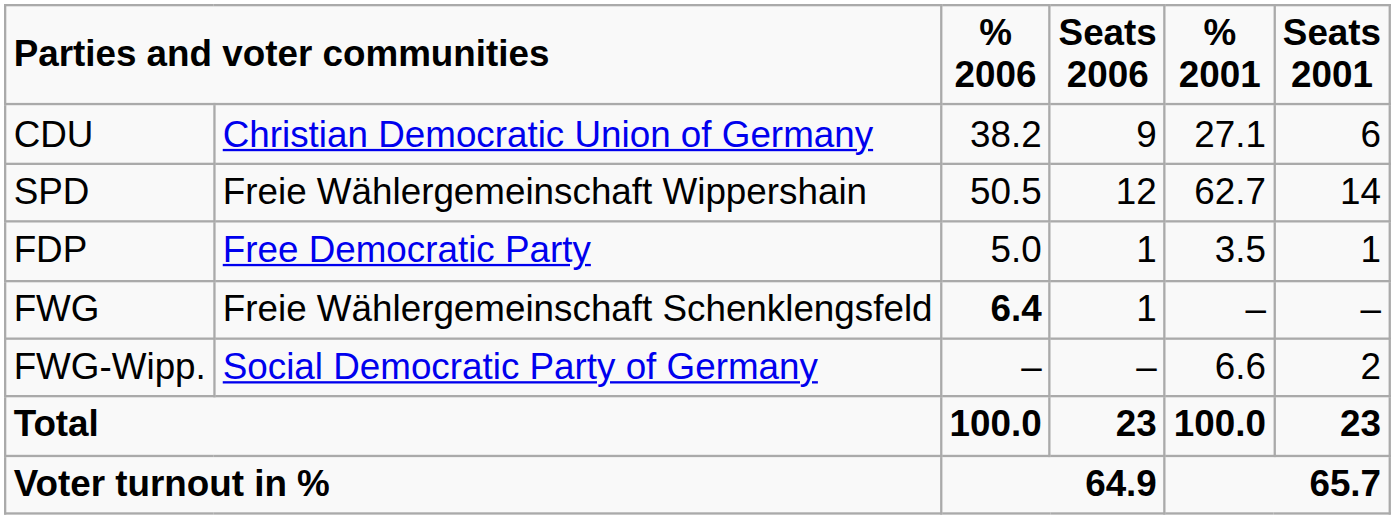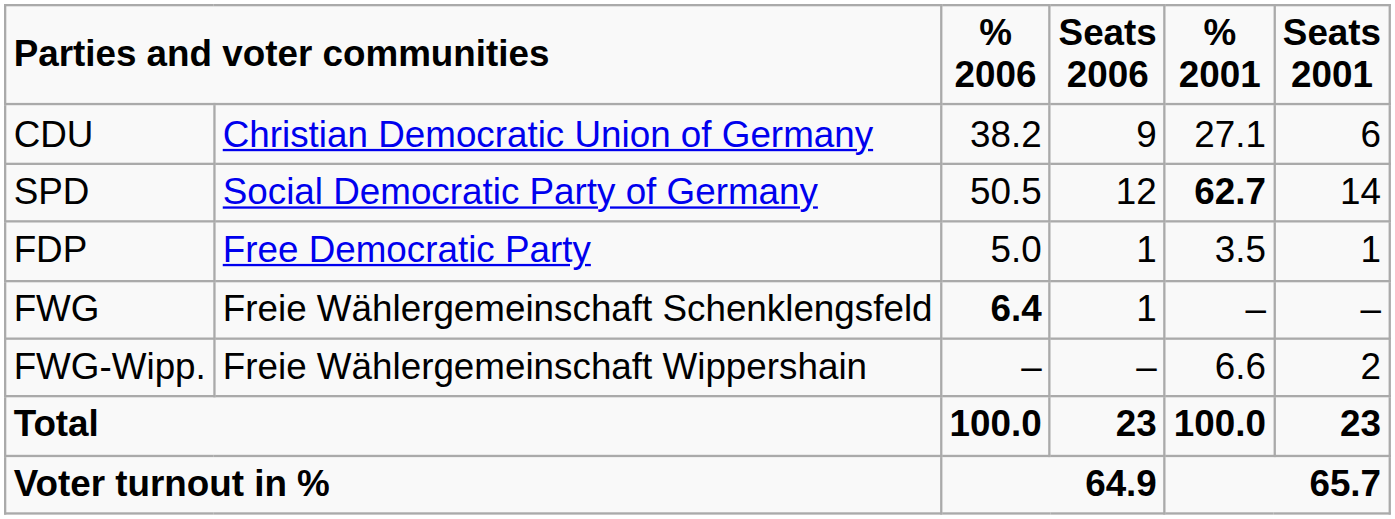(545, 191) Freie Wählergemeinschaft Wippershain -> (520, 191) Social Democratic Party of Germany
(1230, 191) normal -> (1230, 191) bold
(520, 366) Social Democratic Party of Germany -> (545, 366) Freie Wählergemeinschaft Wippershain
